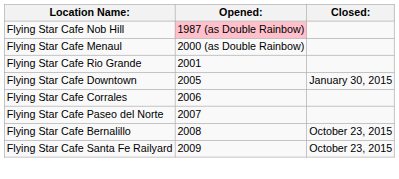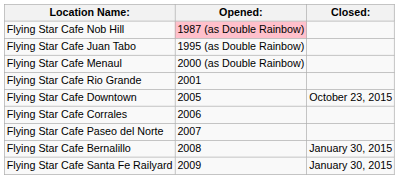+ row: (71, 47)
(351, 81) January 30, 2015 -> (351, 98) October 23, 2015
(351, 132) October 23, 2015 -> (351, 149) January 30, 2015
(351, 149) October 23, 2015 -> (351, 166) January 30, 2015
